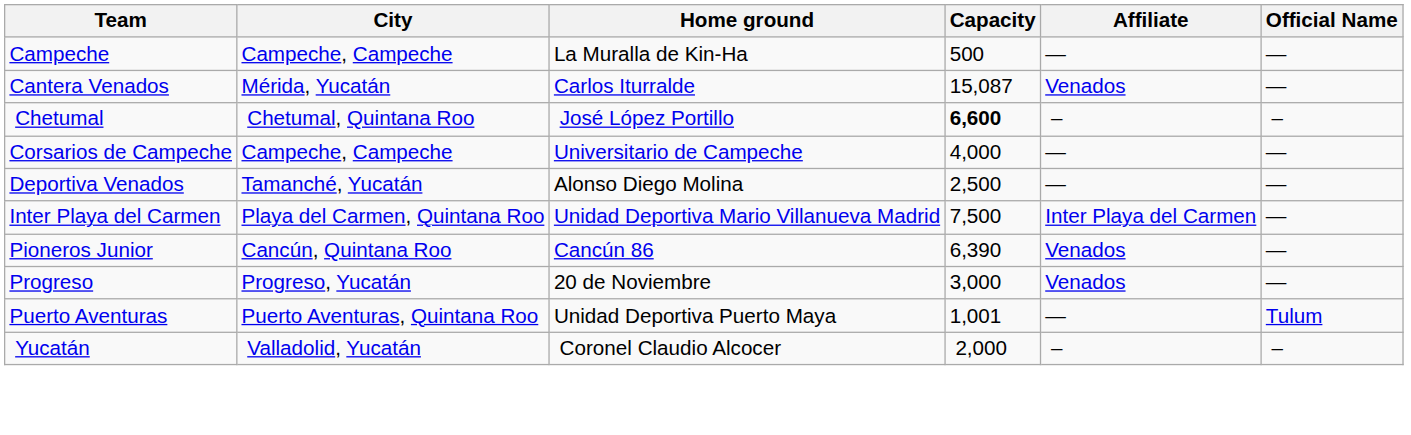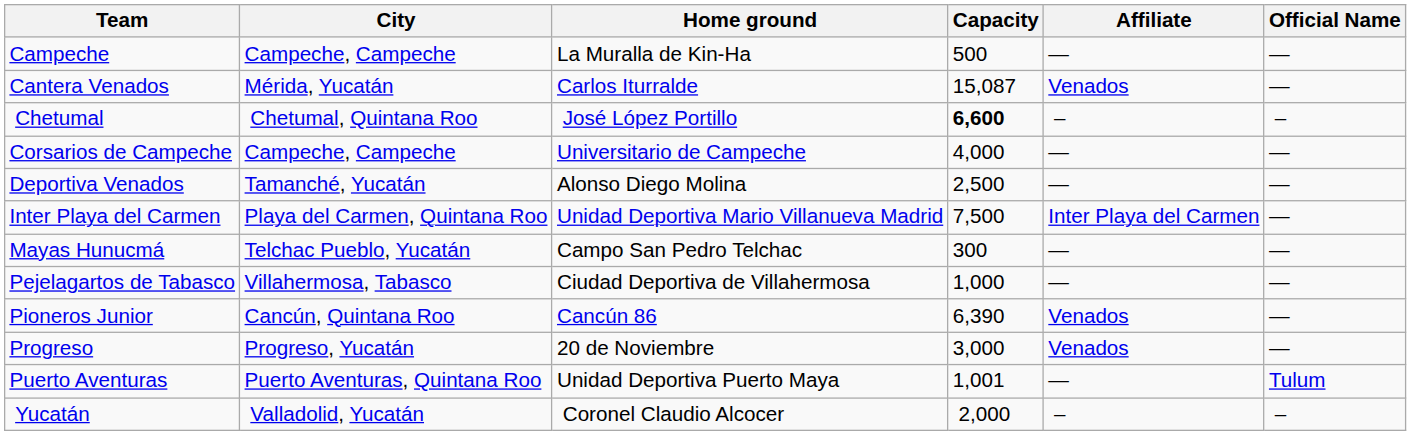+ row: (87, 250)
+ row: (122, 282)
